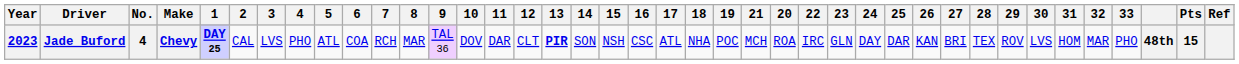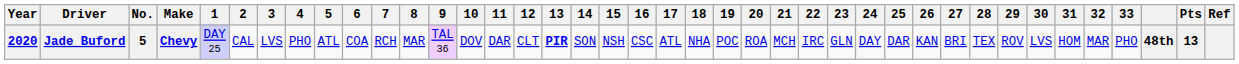columns swapped: (785, 14) <-> (756, 14)
(23, 42) 2023 -> (23, 42) 2020
(143, 42) 4 -> (143, 42) 5
(215, 42) bold -> (215, 41) normal
(1191, 42) 15 -> (1191, 42) 13
